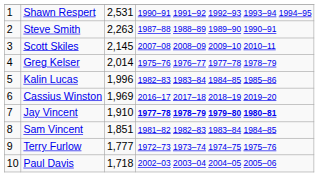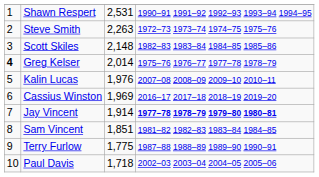(207, 29) 1987–88 1988–89 1989–90 1990–91 -> (207, 29) 1972–73 1973–74 1974–75 1975–76
(120, 46) 2,145 -> (120, 46) 2,148
(207, 46) 2007–08 2008–09 2009–10 2010–11 -> (207, 46) 1982–83 1983–84 1984–85 1985–86
(10, 63) normal -> (10, 63) bold
(120, 79) 1,996 -> (120, 79) 1,976
(207, 80) 1982–83 1983–84 1984–85 1985–86 -> (207, 80) 2007–08 2008–09 2009–10 2010–11
(120, 113) 1,910 -> (120, 113) 1,914
(120, 146) 1,777 -> (120, 146) 1,775
(207, 147) 1972–73 1973–74 1974–75 1975–76 -> (207, 147) 1987–88 1988–89 1989–90 1990–91
